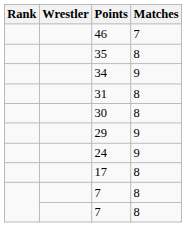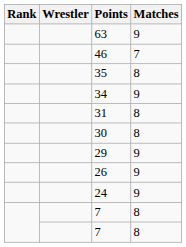+ row: (101, 34)
+ row: (101, 172)
- row: (101, 172)
